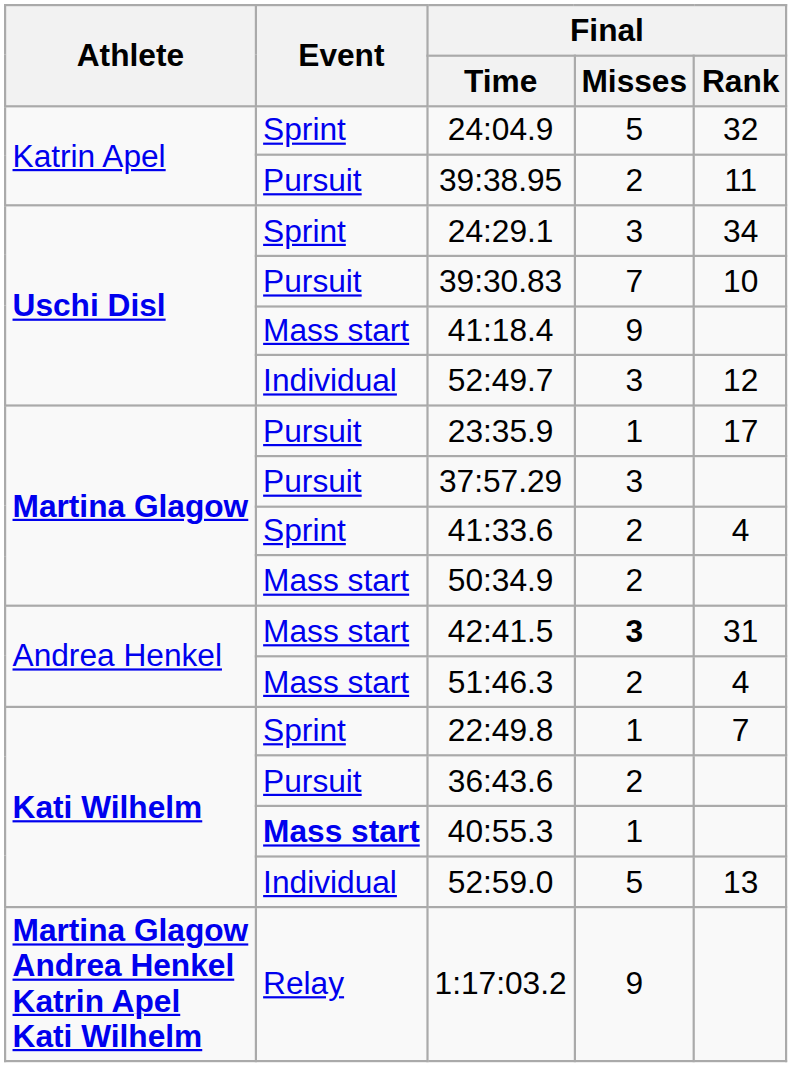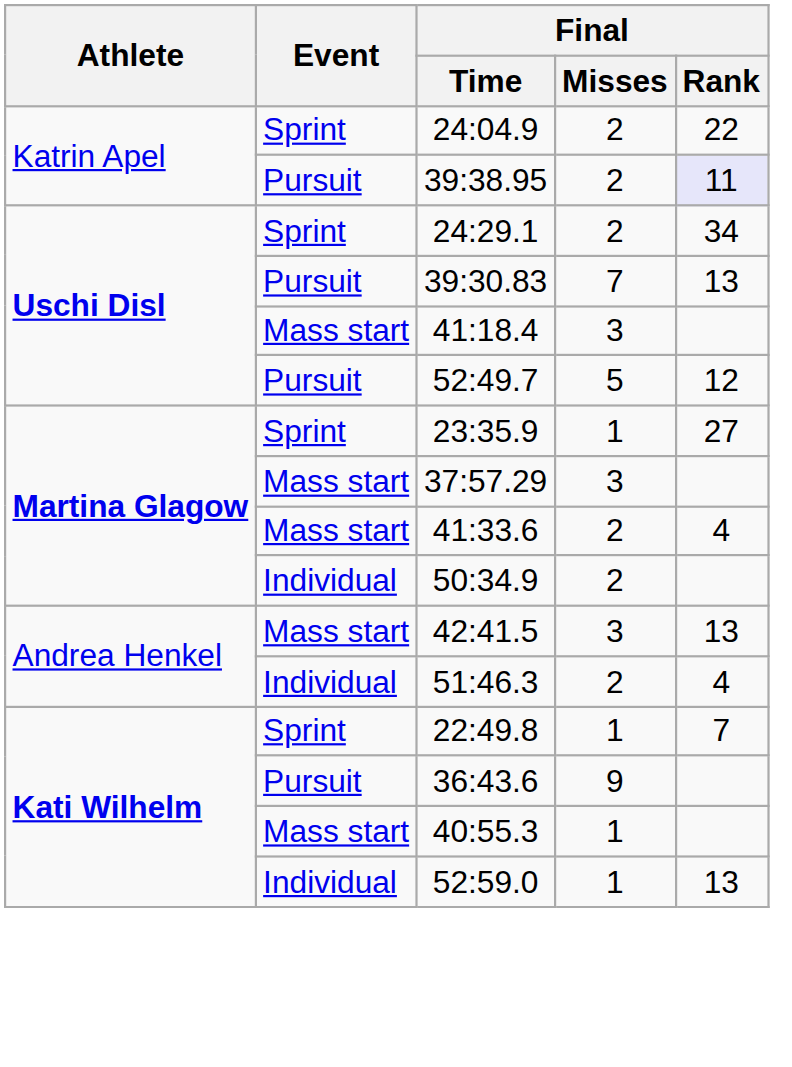(634, 131) 5 -> (615, 131) 2
(741, 131) 32 -> (721, 131) 22
(741, 181) no background -> (721, 181) lavender background
(634, 231) 3 -> (615, 231) 2
(741, 281) 10 -> (721, 281) 13
(634, 331) 9 -> (615, 331) 3
(330, 381) Individual -> (312, 381) Pursuit
(634, 381) 3 -> (615, 381) 5
(312, 431) Pursuit -> (304, 431) Sprint
(741, 431) 17 -> (721, 431) 27
(312, 481) Pursuit -> (336, 481) Mass start
(304, 531) Sprint -> (336, 531) Mass start
(336, 581) Mass start -> (330, 581) Individual
(634, 631) bold -> (615, 631) normal
(741, 631) 31 -> (721, 631) 13
(336, 681) Mass start -> (330, 681) Individual
(634, 781) 2 -> (615, 781) 9
(341, 831) bold -> (336, 831) normal
(634, 881) 5 -> (615, 881) 1
- row: (501, 984)
